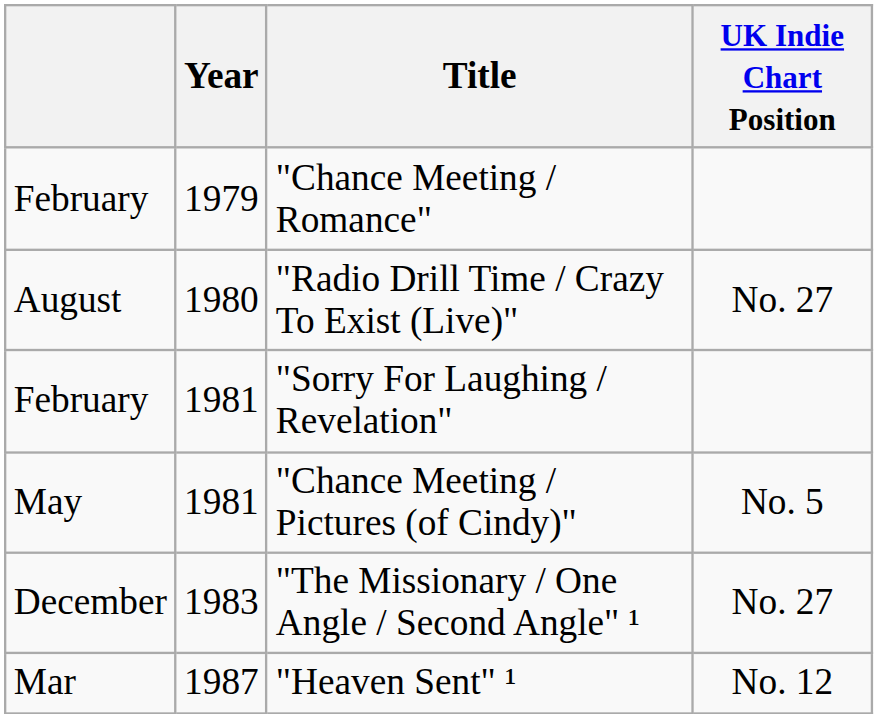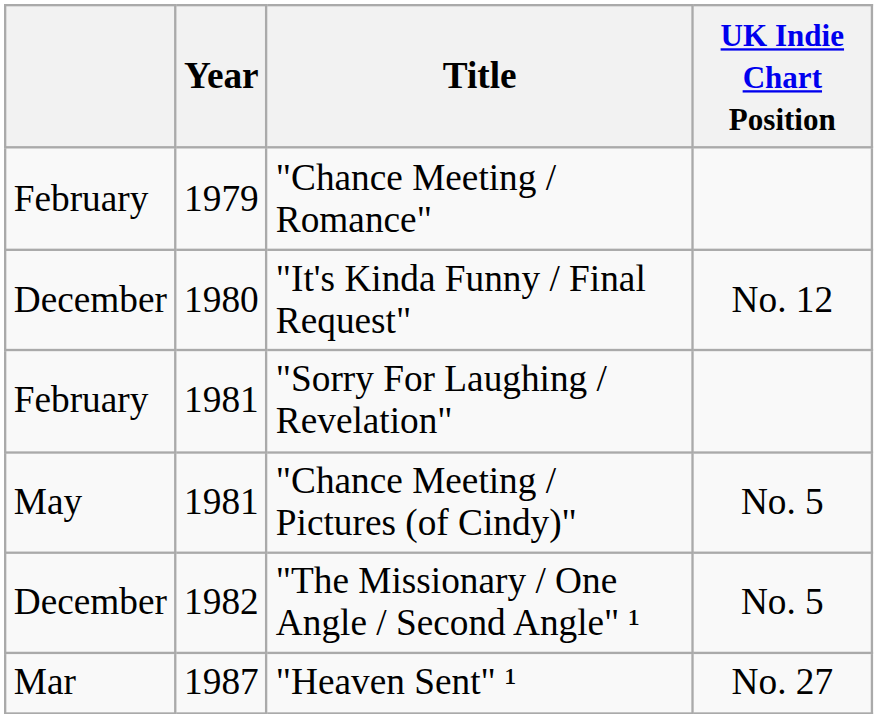- row: (470, 299)
+ row: (461, 299)
(221, 602) 1983 -> (221, 602) 1982
(782, 602) No. 27 -> (782, 602) No. 5
(782, 682) No. 12 -> (782, 682) No. 27
